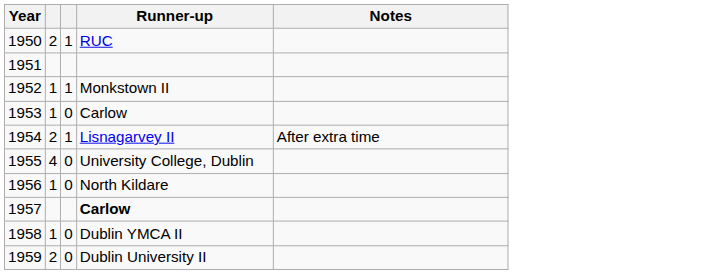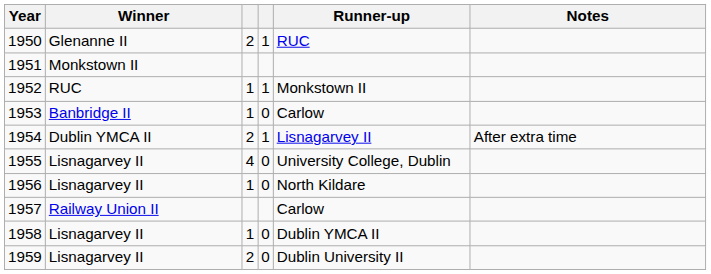+ column: (144, 16)
(105, 209) bold -> (300, 209) normal
